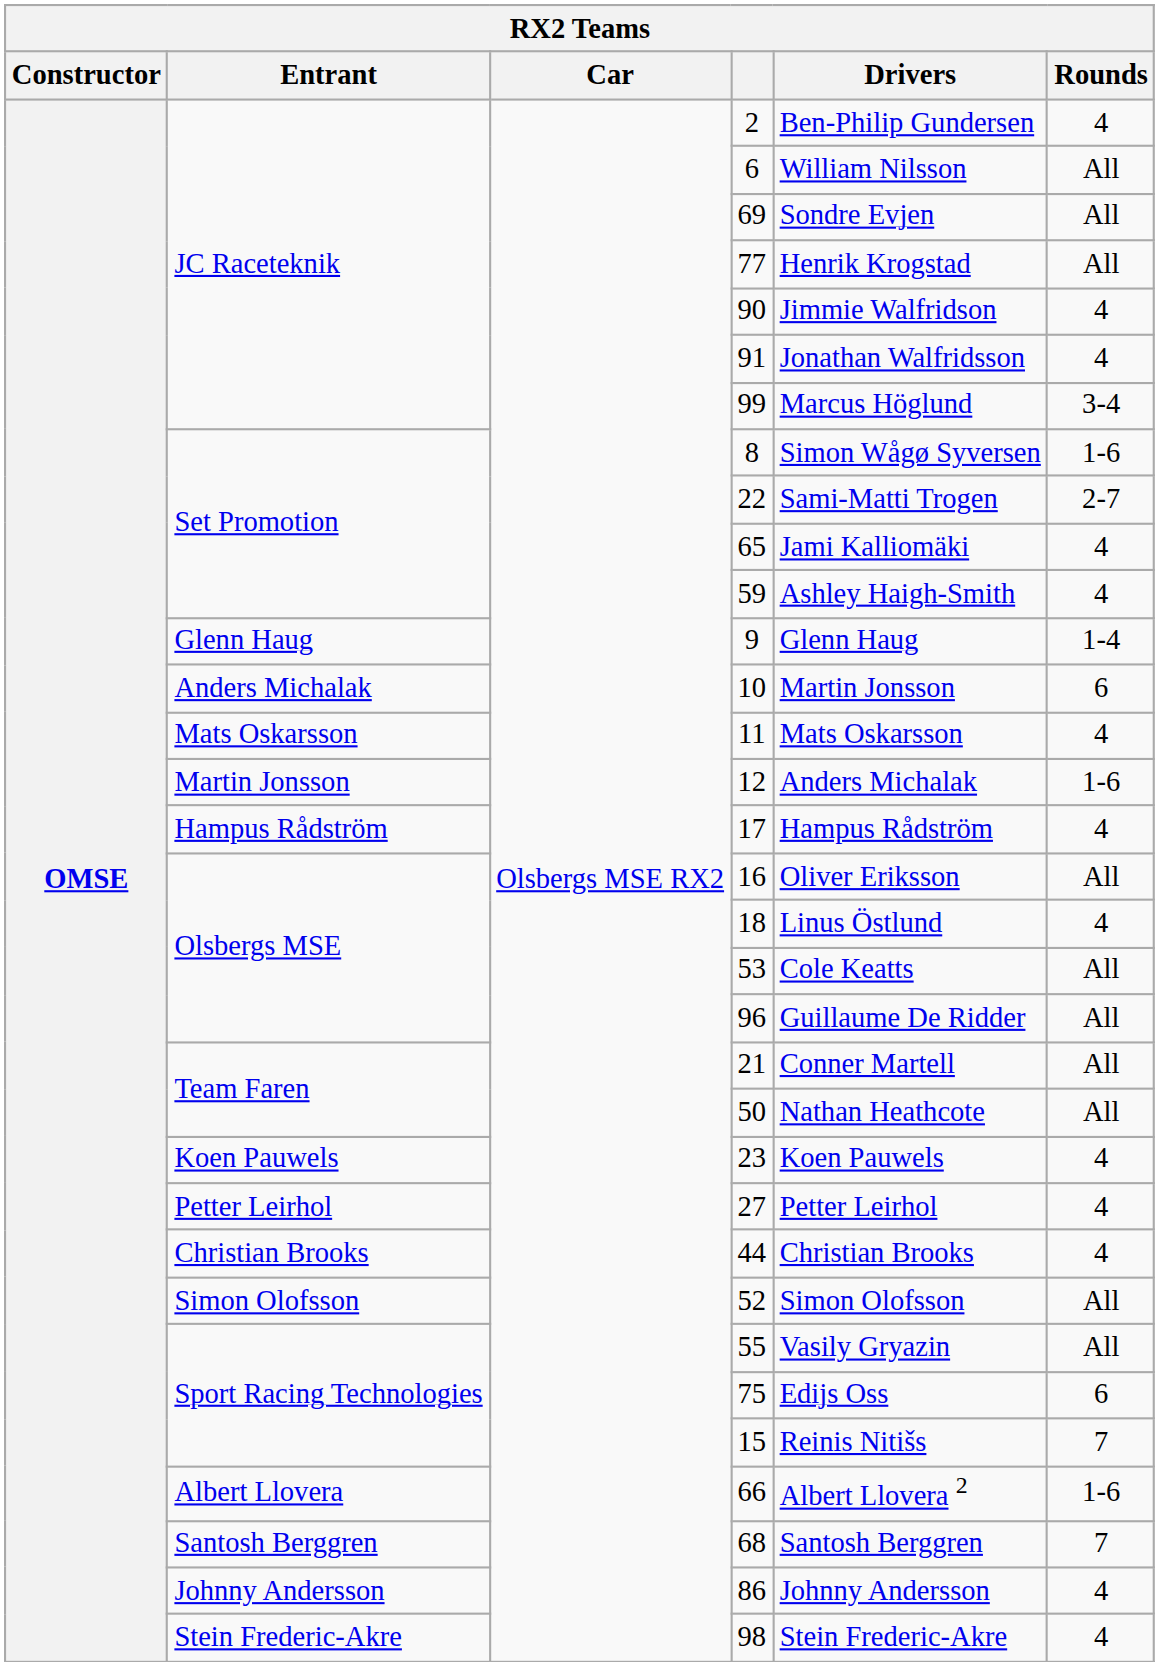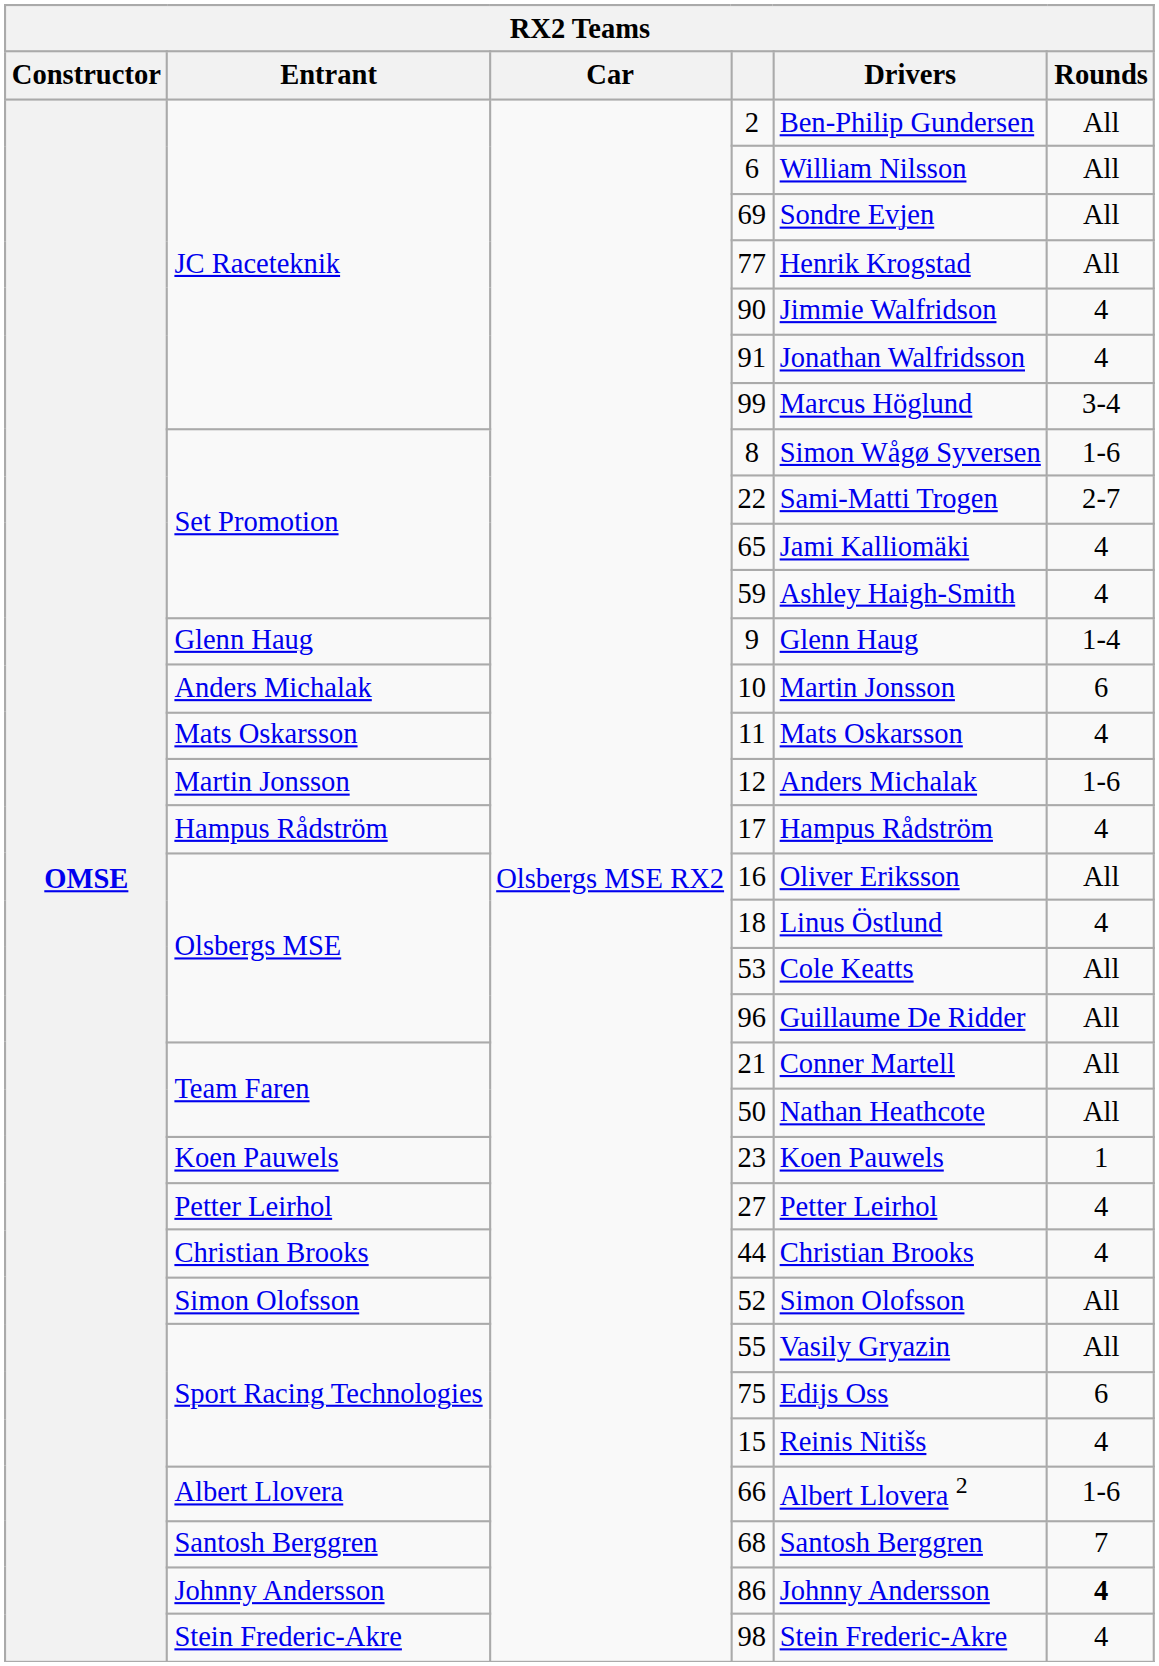(1101, 121) 4 -> (1101, 121) All
(1101, 1158) 4 -> (1101, 1158) 1
(1101, 1441) 7 -> (1101, 1441) 4
(1101, 1589) normal -> (1101, 1589) bold
